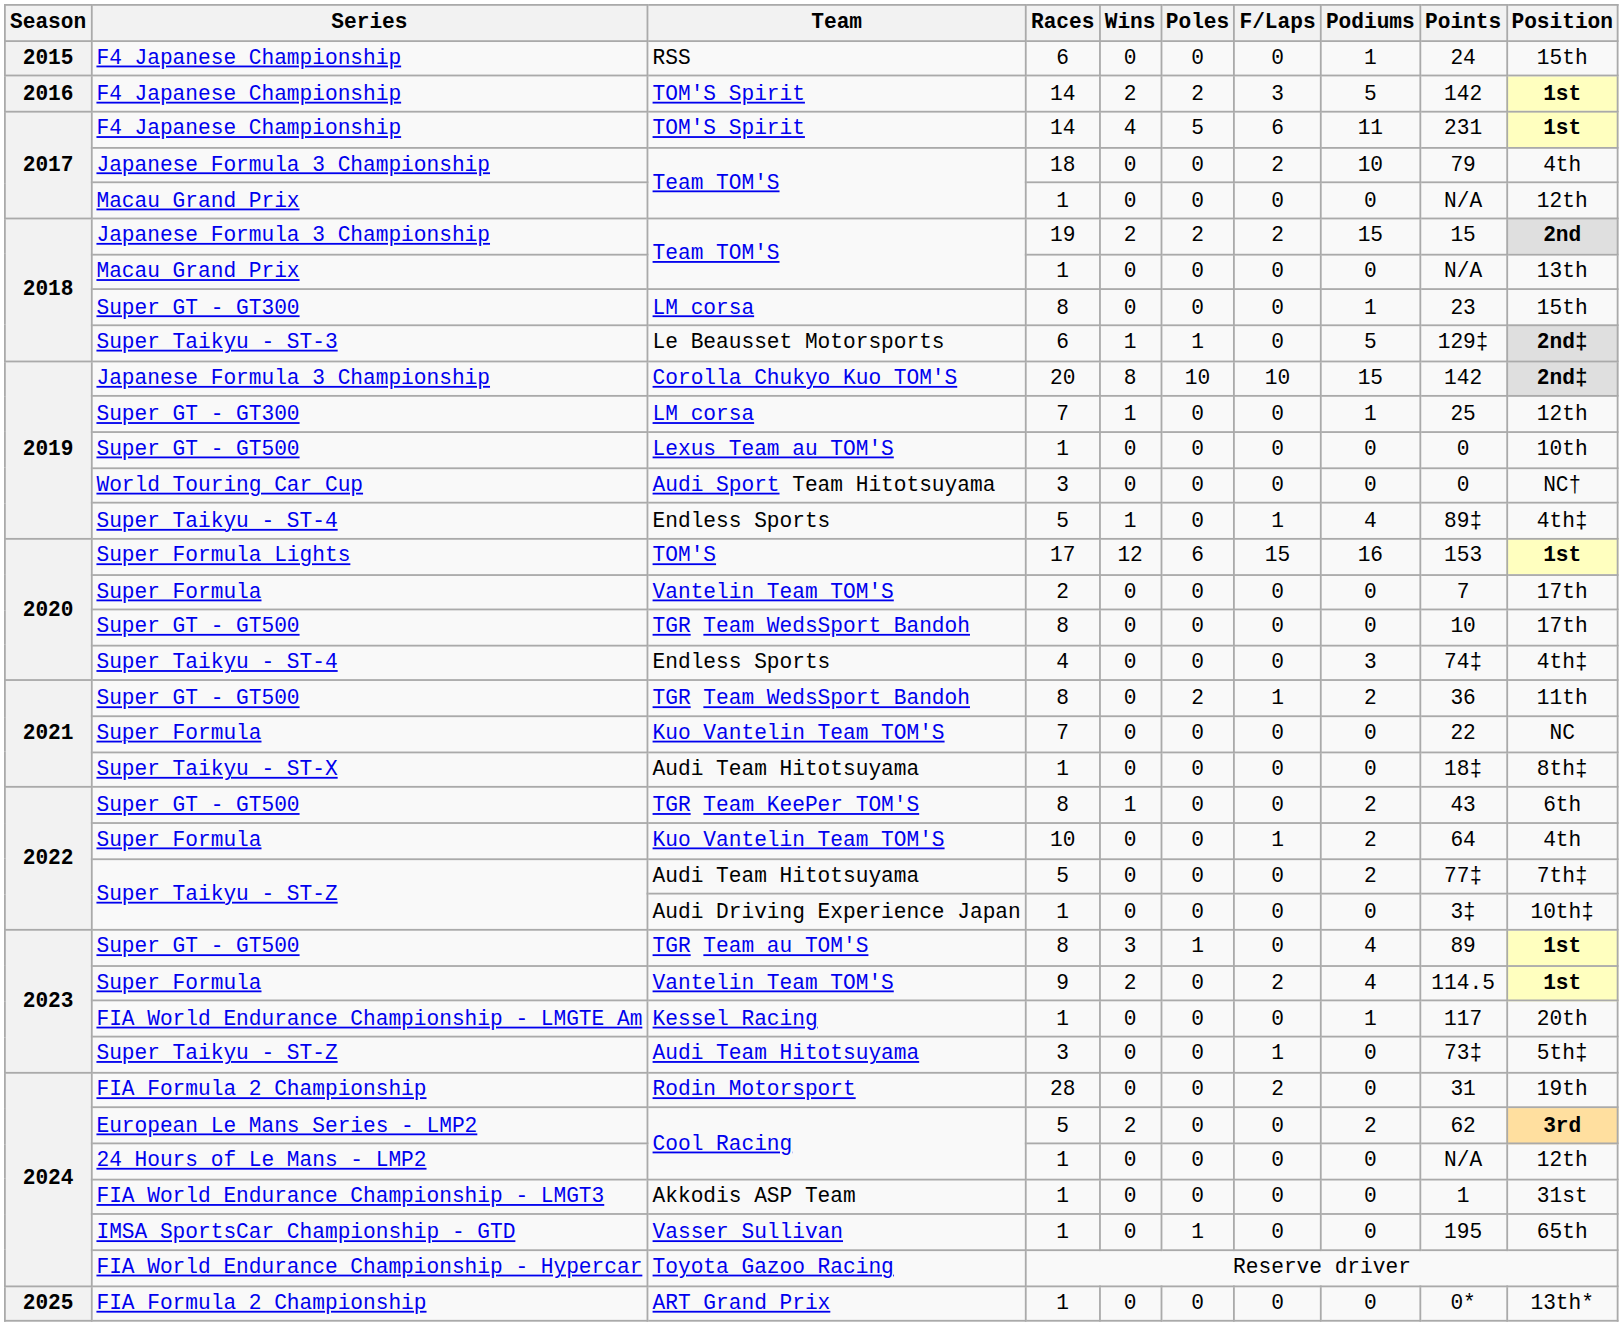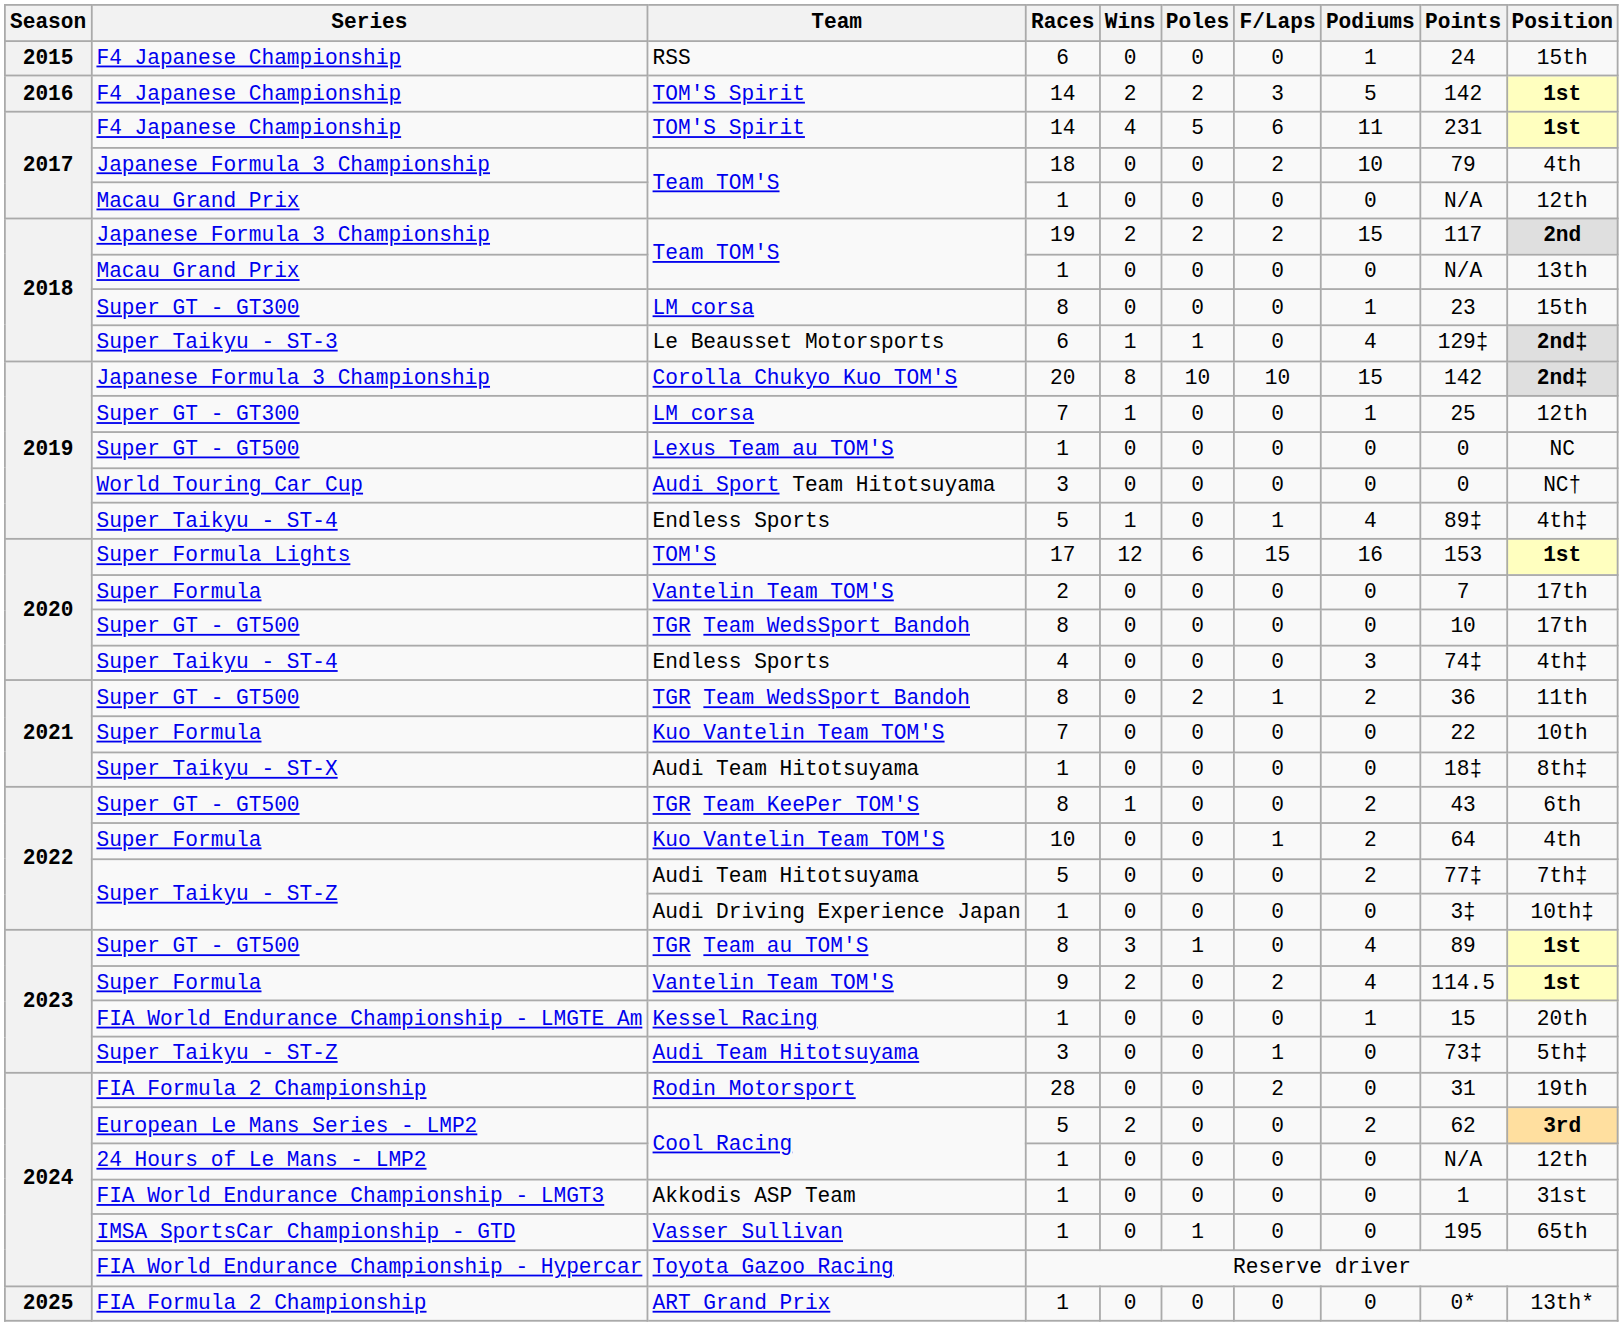(1463, 236) 15 -> (1463, 236) 117
(1370, 343) 5 -> (1370, 343) 4
(1562, 449) 10th -> (1562, 449) NC
(1562, 734) NC -> (1562, 734) 10th
(1463, 1019) 117 -> (1463, 1019) 15
